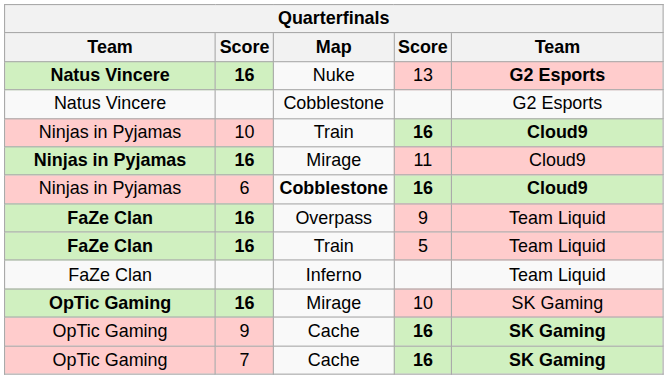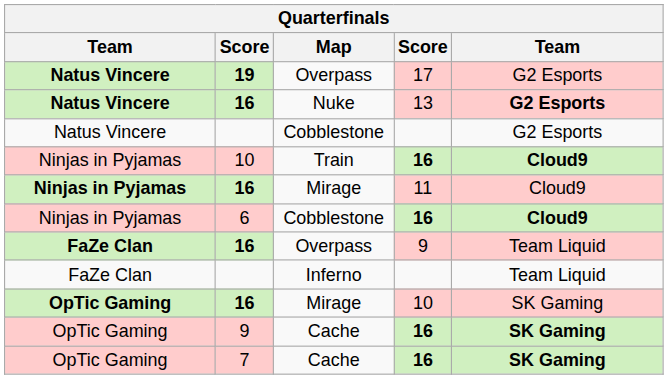+ row: (245, 75)
(334, 189) bold -> (334, 217) normal
- row: (245, 246)
